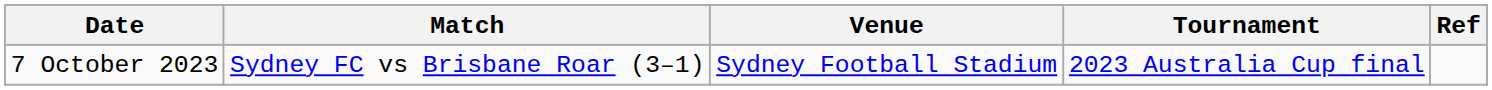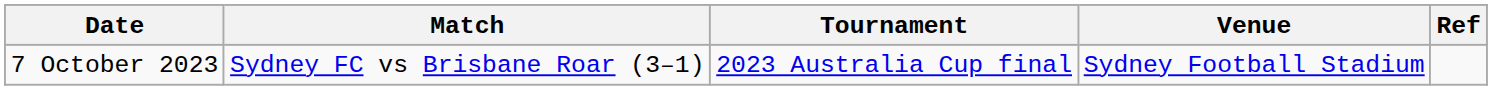columns swapped: (1247, 25) <-> (887, 25)
